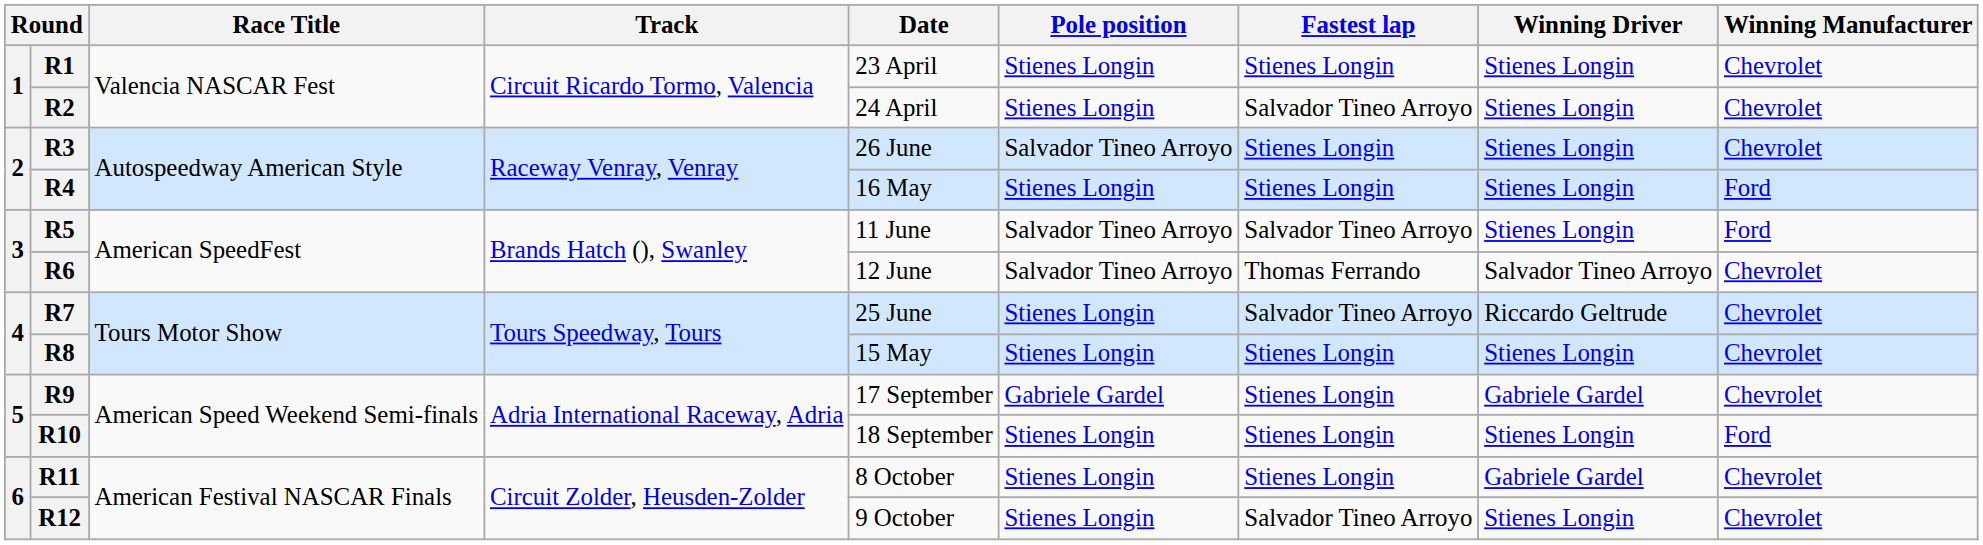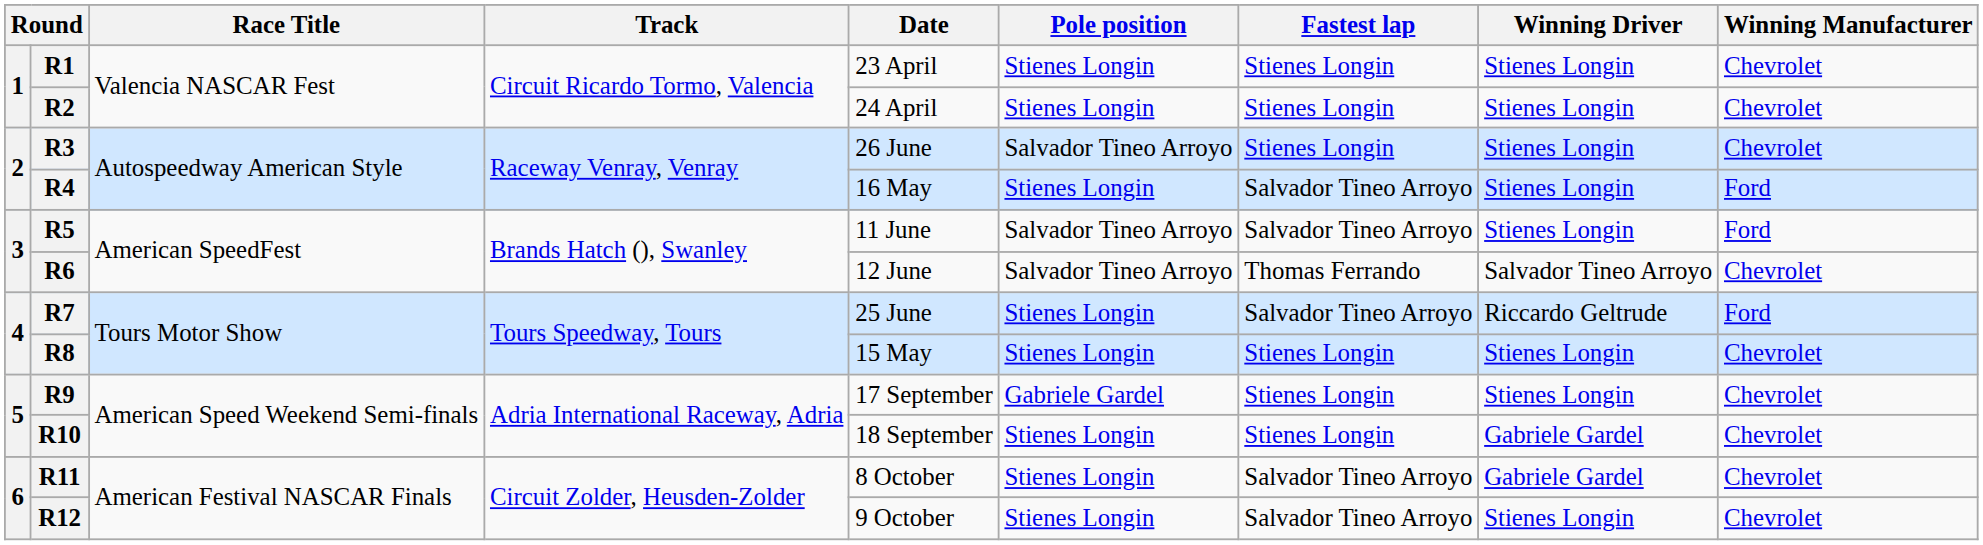(1358, 106) Salvador Tineo Arroyo -> (1319, 106) Stienes Longin
(1319, 188) Stienes Longin -> (1358, 188) Salvador Tineo Arroyo
(1773, 312) Chevrolet -> (1748, 312) Ford
(1564, 394) Gabriele Gardel -> (1559, 394) Stienes Longin
(1559, 435) Stienes Longin -> (1564, 435) Gabriele Gardel
(1748, 435) Ford -> (1773, 435) Chevrolet
(1319, 476) Stienes Longin -> (1358, 476) Salvador Tineo Arroyo
